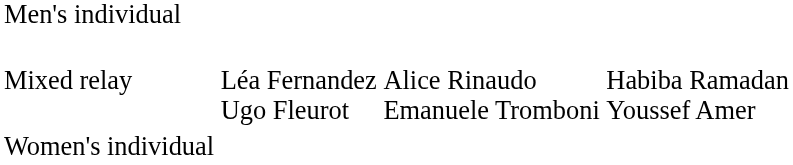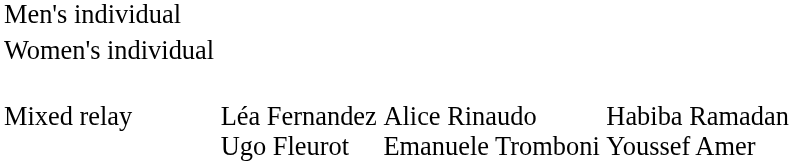rows swapped: (109, 146) <-> (68, 80)
